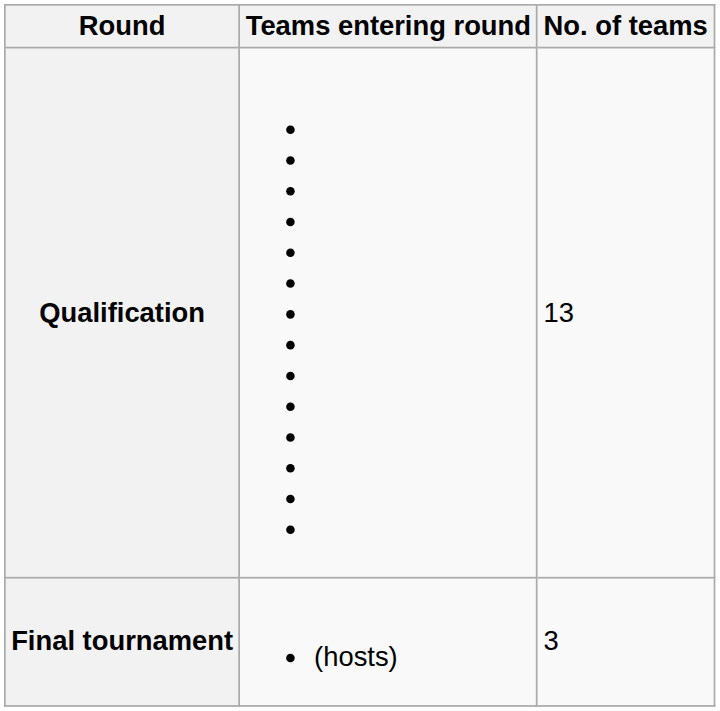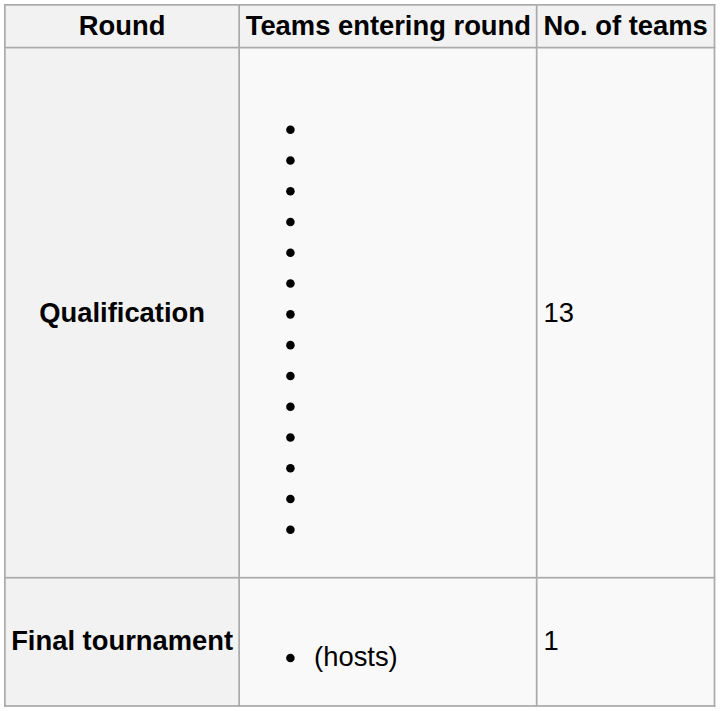(551, 641) 3 -> (551, 641) 1
